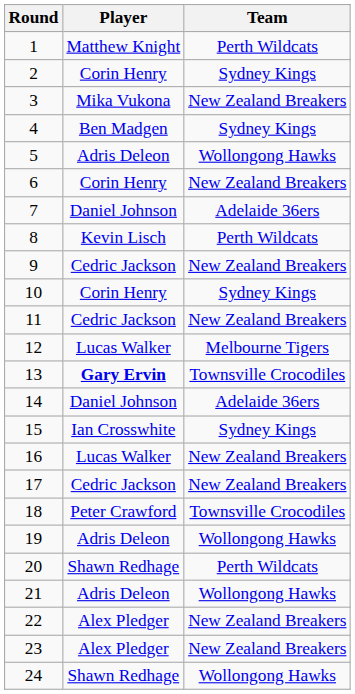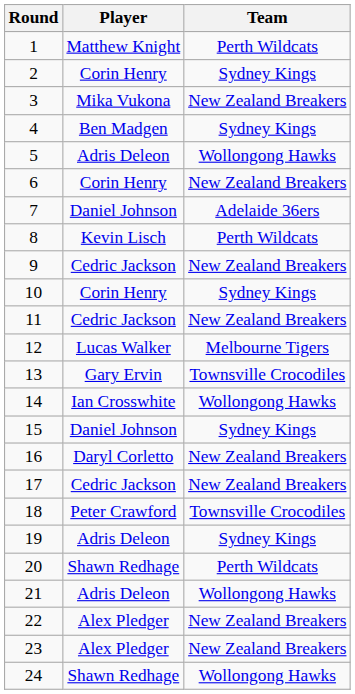(123, 374) bold -> (123, 374) normal
(123, 401) Daniel Johnson -> (123, 401) Ian Crosswhite
(267, 401) Adelaide 36ers -> (267, 401) Wollongong Hawks
(123, 429) Ian Crosswhite -> (123, 429) Daniel Johnson
(123, 456) Lucas Walker -> (123, 456) Daryl Corletto
(267, 538) Wollongong Hawks -> (267, 538) Sydney Kings
